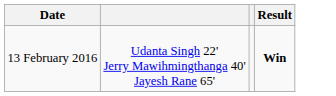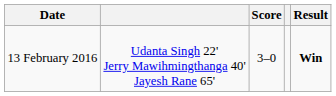+ column: (267, 15)
